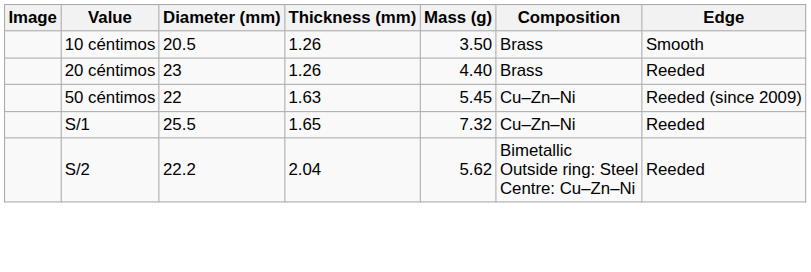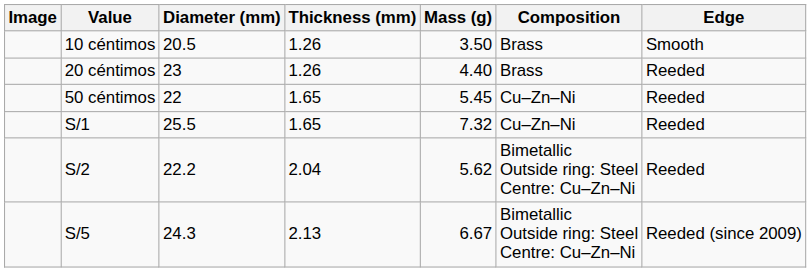(305, 97) 1.63 -> (305, 97) 1.65
(724, 97) Reeded (since 2009) -> (675, 97) Reeded
+ row: (77, 234)
